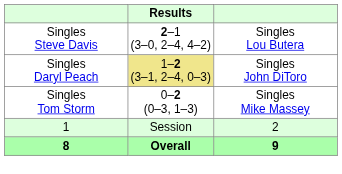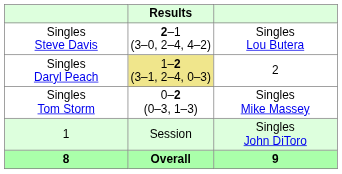(275, 70) Singles John DiToro -> (275, 70) 2
(275, 127) 2 -> (275, 134) Singles John DiToro
